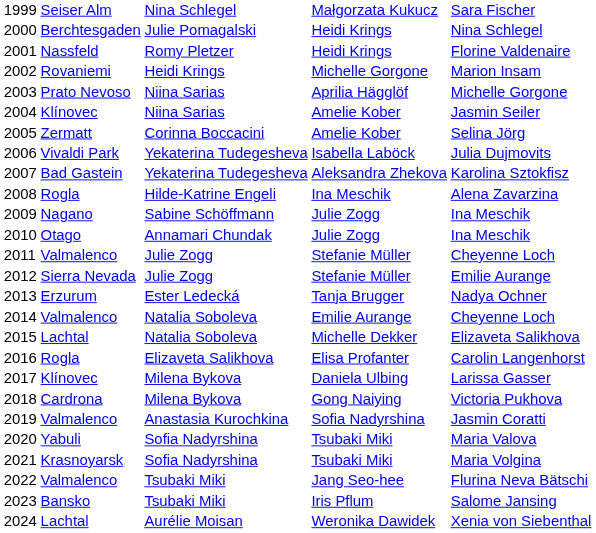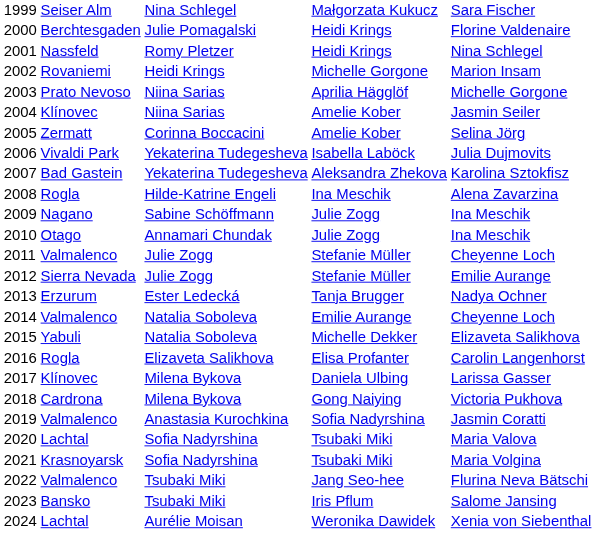(497, 30) Nina Schlegel -> (511, 30) Florine Valdenaire
(511, 51) Florine Valdenaire -> (497, 51) Nina Schlegel
(65, 337) Lachtal -> (61, 337) Yabuli
(61, 439) Yabuli -> (65, 439) Lachtal
